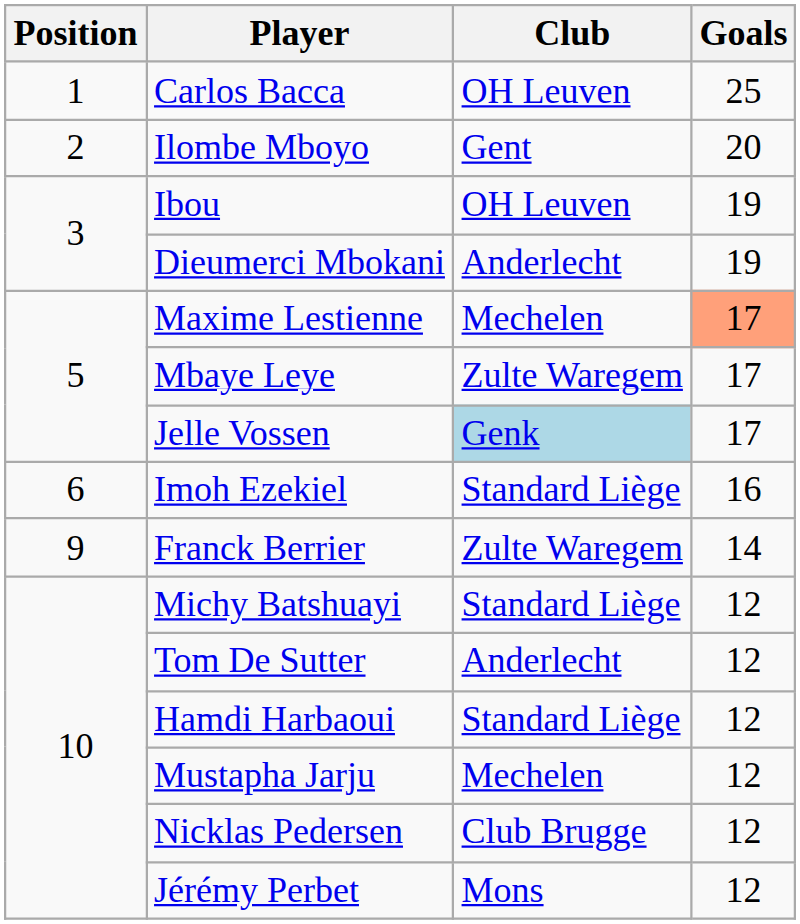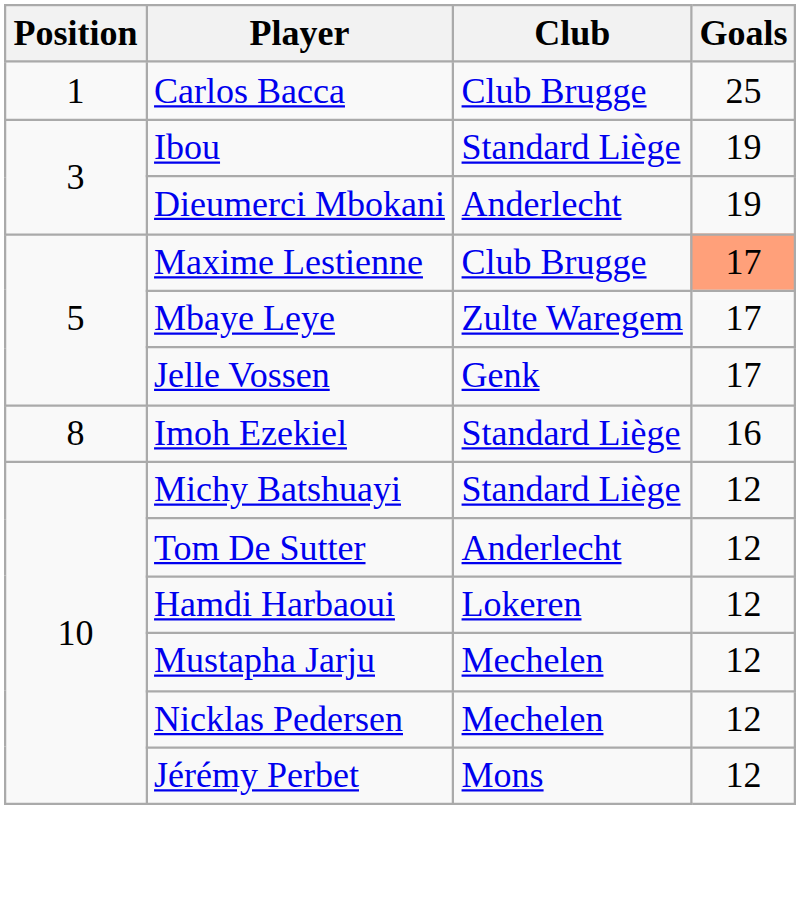(546, 90) OH Leuven -> (554, 90) Club Brugge
- row: (262, 147)
(546, 204) OH Leuven -> (571, 147) Standard Liège
(533, 318) Mechelen -> (554, 261) Club Brugge
(501, 432) lightblue background -> (501, 375) no background
(75, 489) 6 -> (75, 432) 8
- row: (259, 546)
(571, 718) Standard Liège -> (522, 603) Lokeren
(554, 832) Club Brugge -> (533, 718) Mechelen
